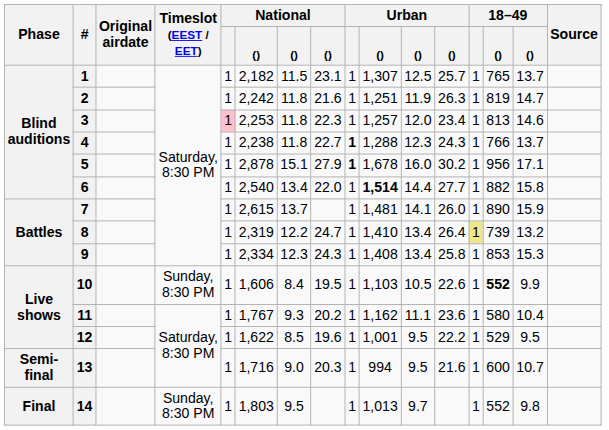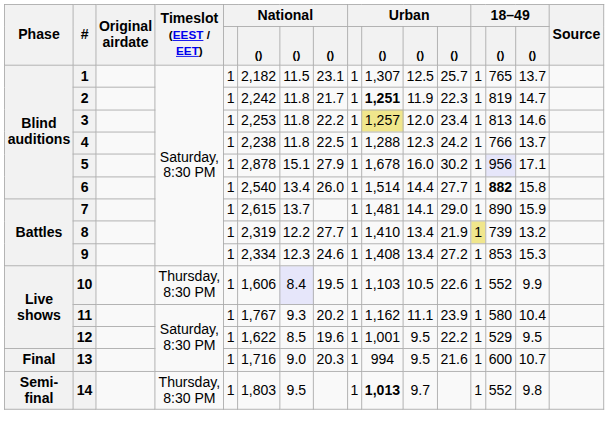(328, 98) 21.6 -> (330, 98) 21.7
(380, 98) normal -> (382, 98) bold
(452, 98) 26.3 -> (454, 98) 22.3
(228, 120) pink background -> (231, 120) no background
(328, 120) 22.3 -> (330, 120) 22.2
(380, 120) no background -> (382, 120) khaki background
(328, 143) 22.7 -> (330, 143) 22.5
(352, 143) bold -> (354, 143) normal
(452, 143) 24.3 -> (454, 143) 24.2
(352, 165) bold -> (354, 165) normal
(498, 165) no background -> (500, 165) lavender background
(328, 187) 22.0 -> (330, 187) 26.0
(380, 187) bold -> (382, 187) normal
(498, 187) normal -> (500, 187) bold
(452, 210) 26.0 -> (454, 210) 29.0
(328, 232) 24.7 -> (330, 232) 27.7
(452, 232) 26.4 -> (454, 232) 21.9
(328, 254) 24.3 -> (330, 254) 24.6
(452, 254) 25.8 -> (454, 254) 27.2
(188, 285) Sunday, 8:30 PM -> (189, 285) Thursday, 8:30 PM
(294, 285) no background -> (296, 285) lavender background
(498, 285) bold -> (500, 285) normal
(452, 315) 23.6 -> (454, 315) 23.9
(39, 367) Semi-final -> (39, 359) Final
(39, 406) Final -> (39, 390) Semi-final
(188, 406) Sunday, 8:30 PM -> (189, 390) Thursday, 8:30 PM
(380, 406) normal -> (382, 390) bold
